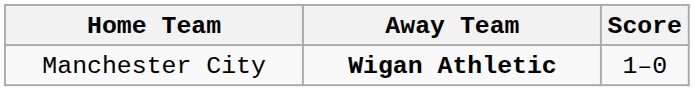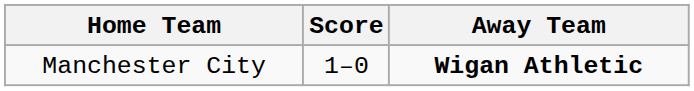columns swapped: (645, 25) <-> (452, 25)
